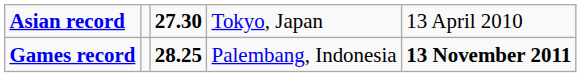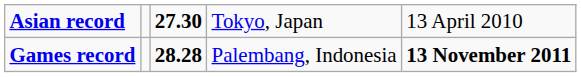(178, 54) 28.25 -> (178, 54) 28.28
